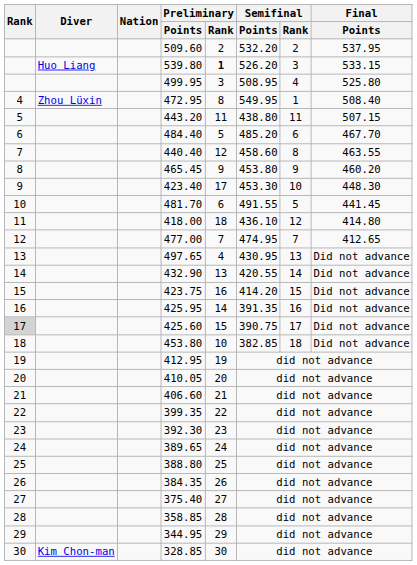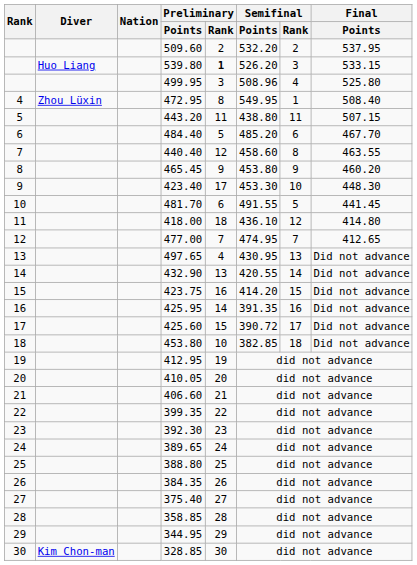(258, 83) 508.95 -> (258, 83) 508.96
(20, 326) lightgrey background -> (20, 326) no background
(258, 326) 390.75 -> (258, 326) 390.72
